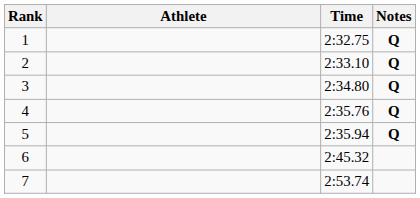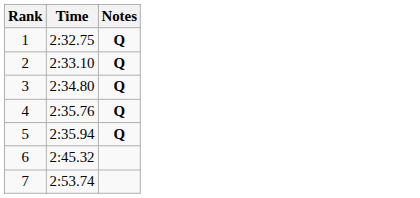- column: (183, 16)
